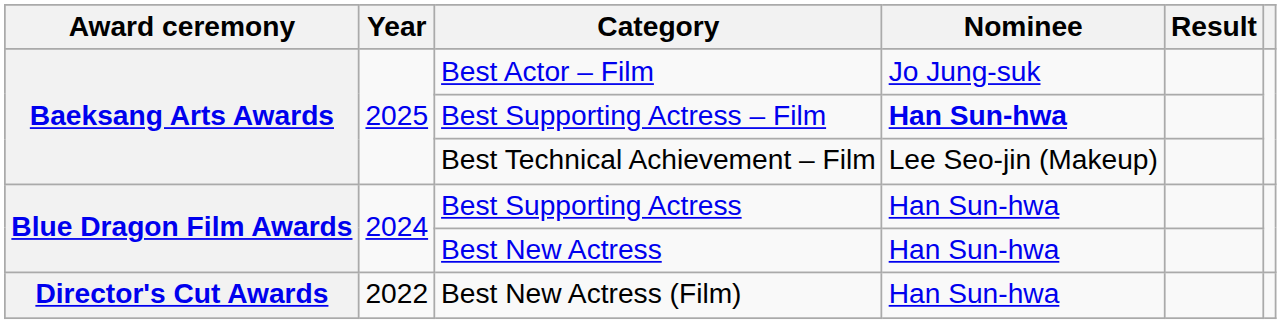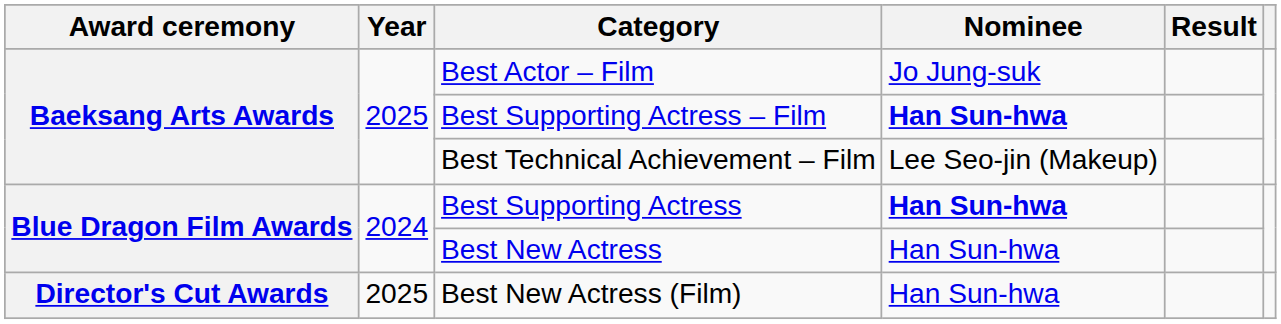(974, 205) normal -> (978, 205) bold
(397, 294) 2022 -> (397, 294) 2025
